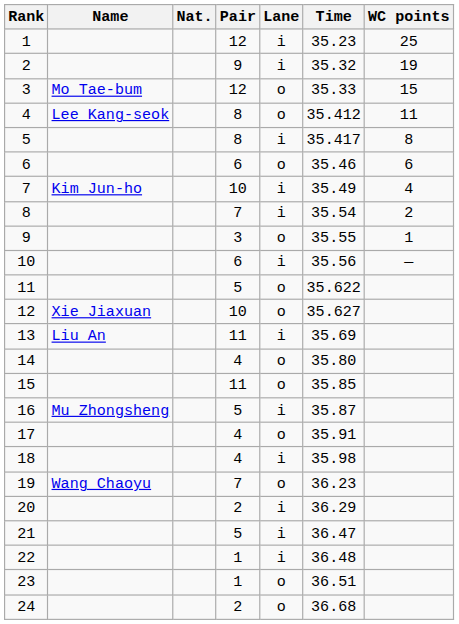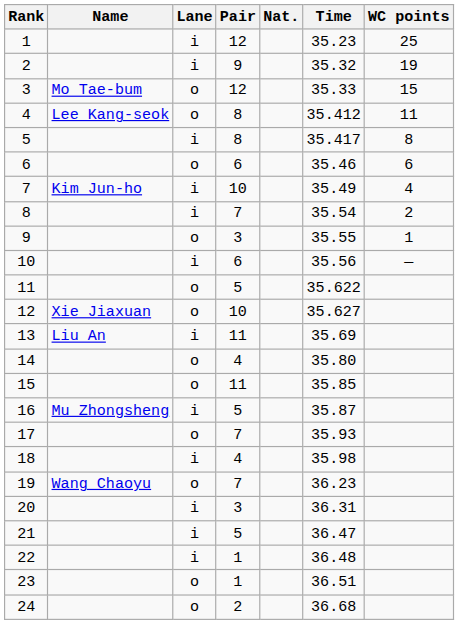columns swapped: (194, 17) <-> (281, 17)
(238, 435) 4 -> (238, 435) 7
(334, 435) 35.91 -> (334, 435) 35.93
(238, 508) 2 -> (238, 508) 3
(334, 508) 36.29 -> (334, 508) 36.31
